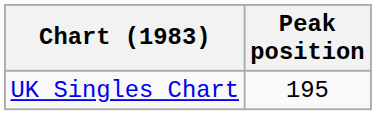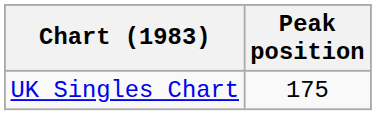(307, 91) 195 -> (307, 91) 175
